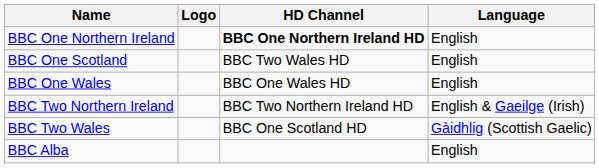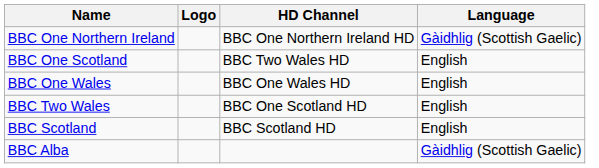(324, 38) bold -> (318, 38) normal
(454, 38) English -> (501, 38) Gàidhlig (Scottish Gaelic)
- row: (91, 106)
(511, 128) Gàidhlig (Scottish Gaelic) -> (444, 106) English
+ row: (52, 128)
(454, 151) English -> (501, 151) Gàidhlig (Scottish Gaelic)
